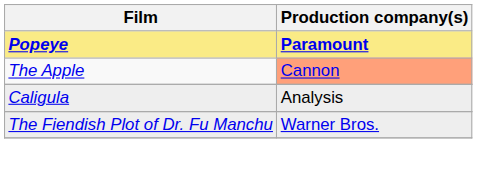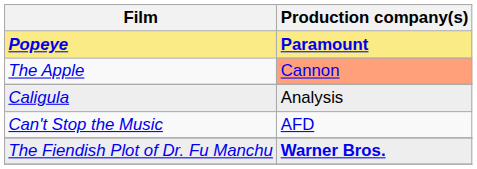+ row: (86, 124)
(330, 124) normal -> (333, 151) bold
